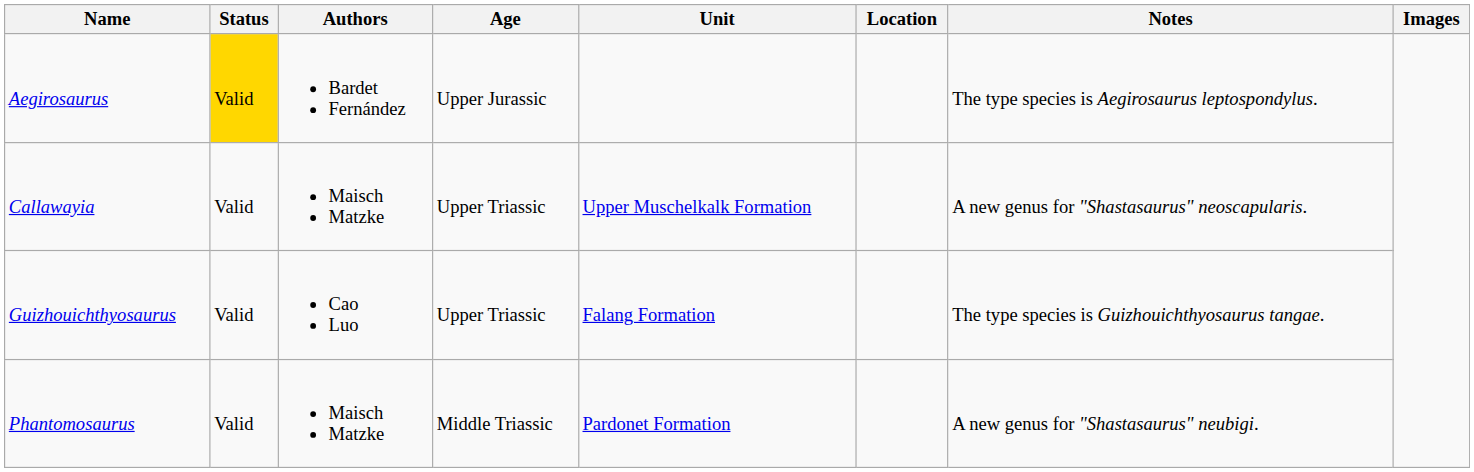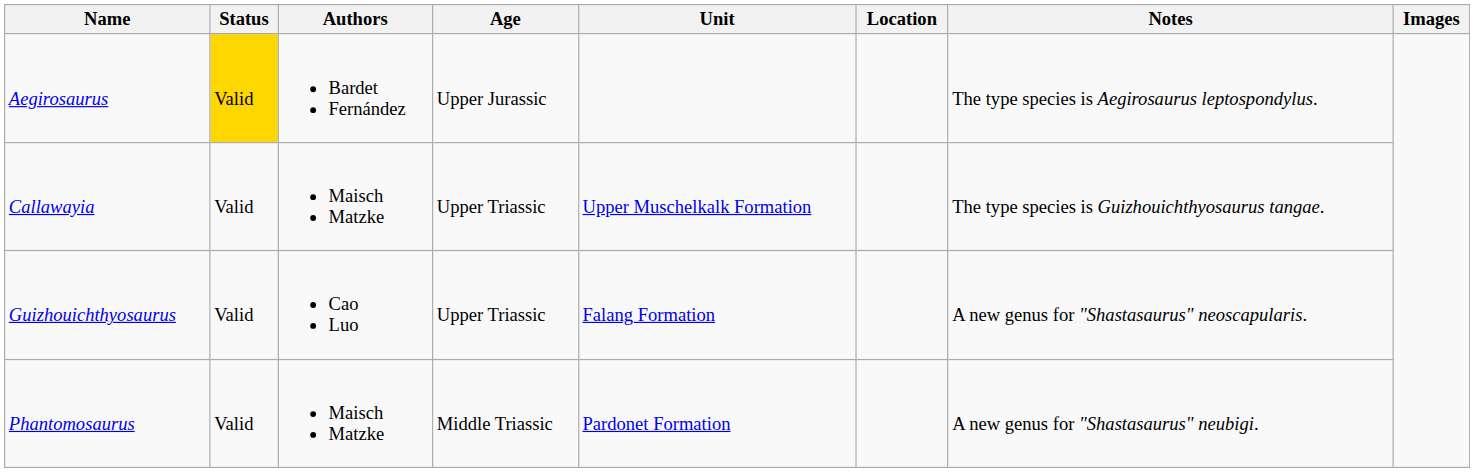(1130, 206) A new genus for "Shastasaurus" neoscapularis. -> (1138, 206) The type species is Guizhouichthyosaurus tangae.
(1138, 315) The type species is Guizhouichthyosaurus tangae. -> (1130, 315) A new genus for "Shastasaurus" neoscapularis.
